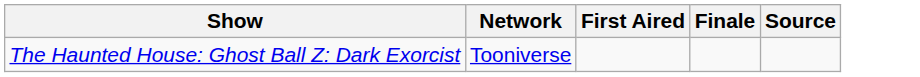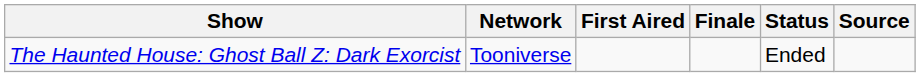+ column: (797, 21)
